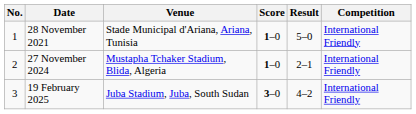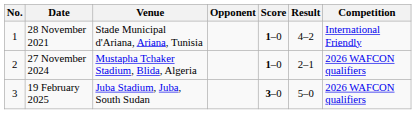+ column: (233, 13)
(304, 36) 5–0 -> (306, 36) 4–2
(351, 65) International Friendly -> (360, 65) 2026 WAFCON qualifiers
(304, 94) 4–2 -> (306, 94) 5–0
(351, 94) International Friendly -> (360, 94) 2026 WAFCON qualifiers
